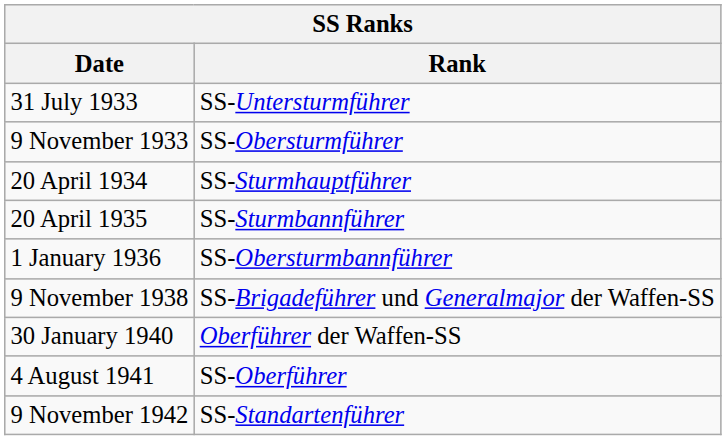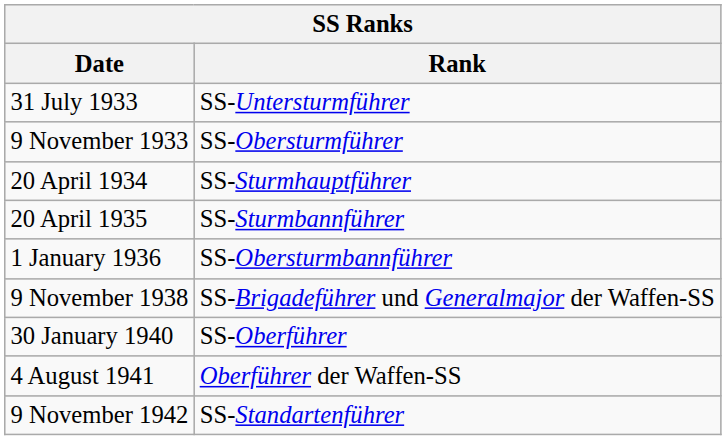(331, 336) Oberführer der Waffen-SS -> (273, 336) SS-Oberführer
(273, 375) SS-Oberführer -> (331, 375) Oberführer der Waffen-SS
